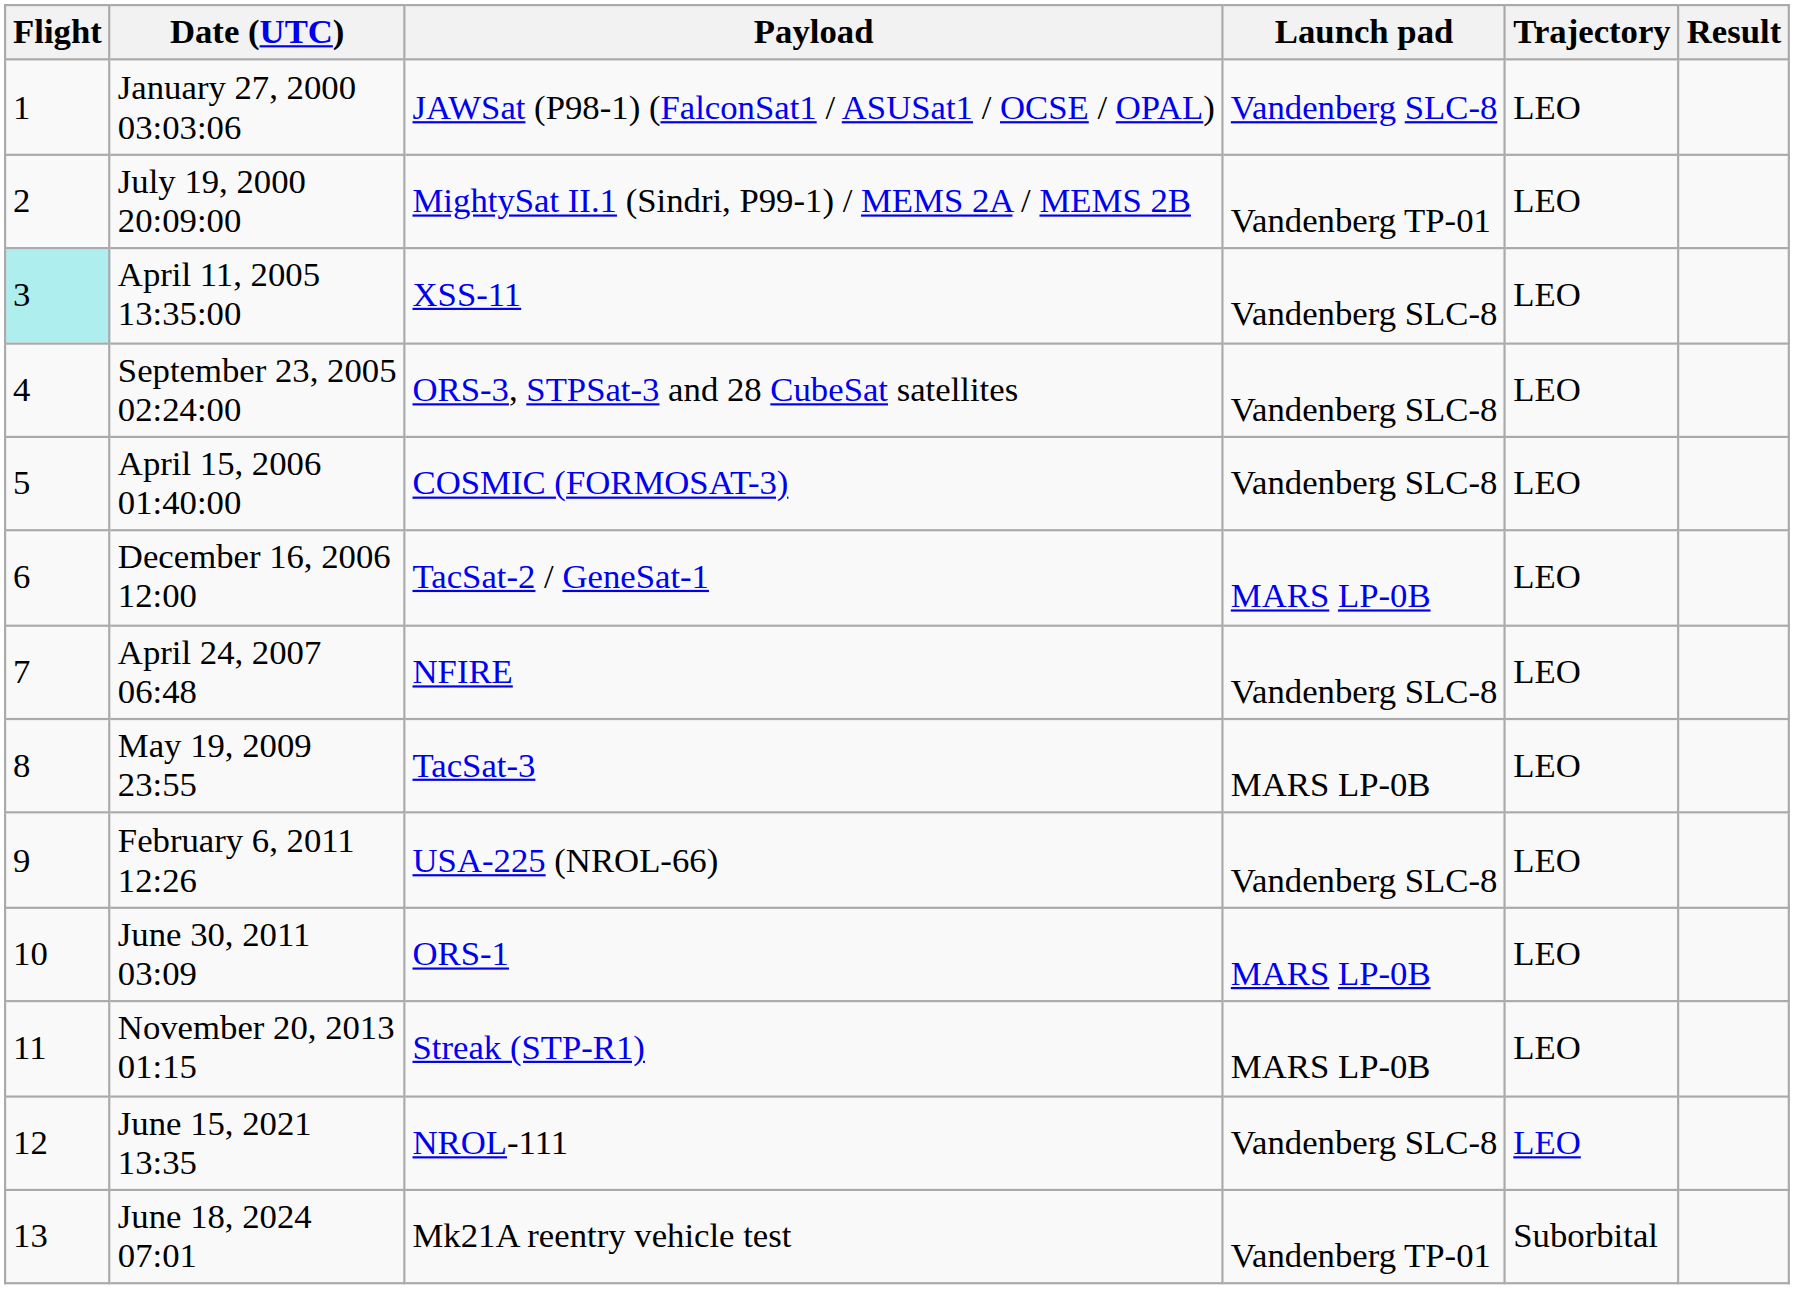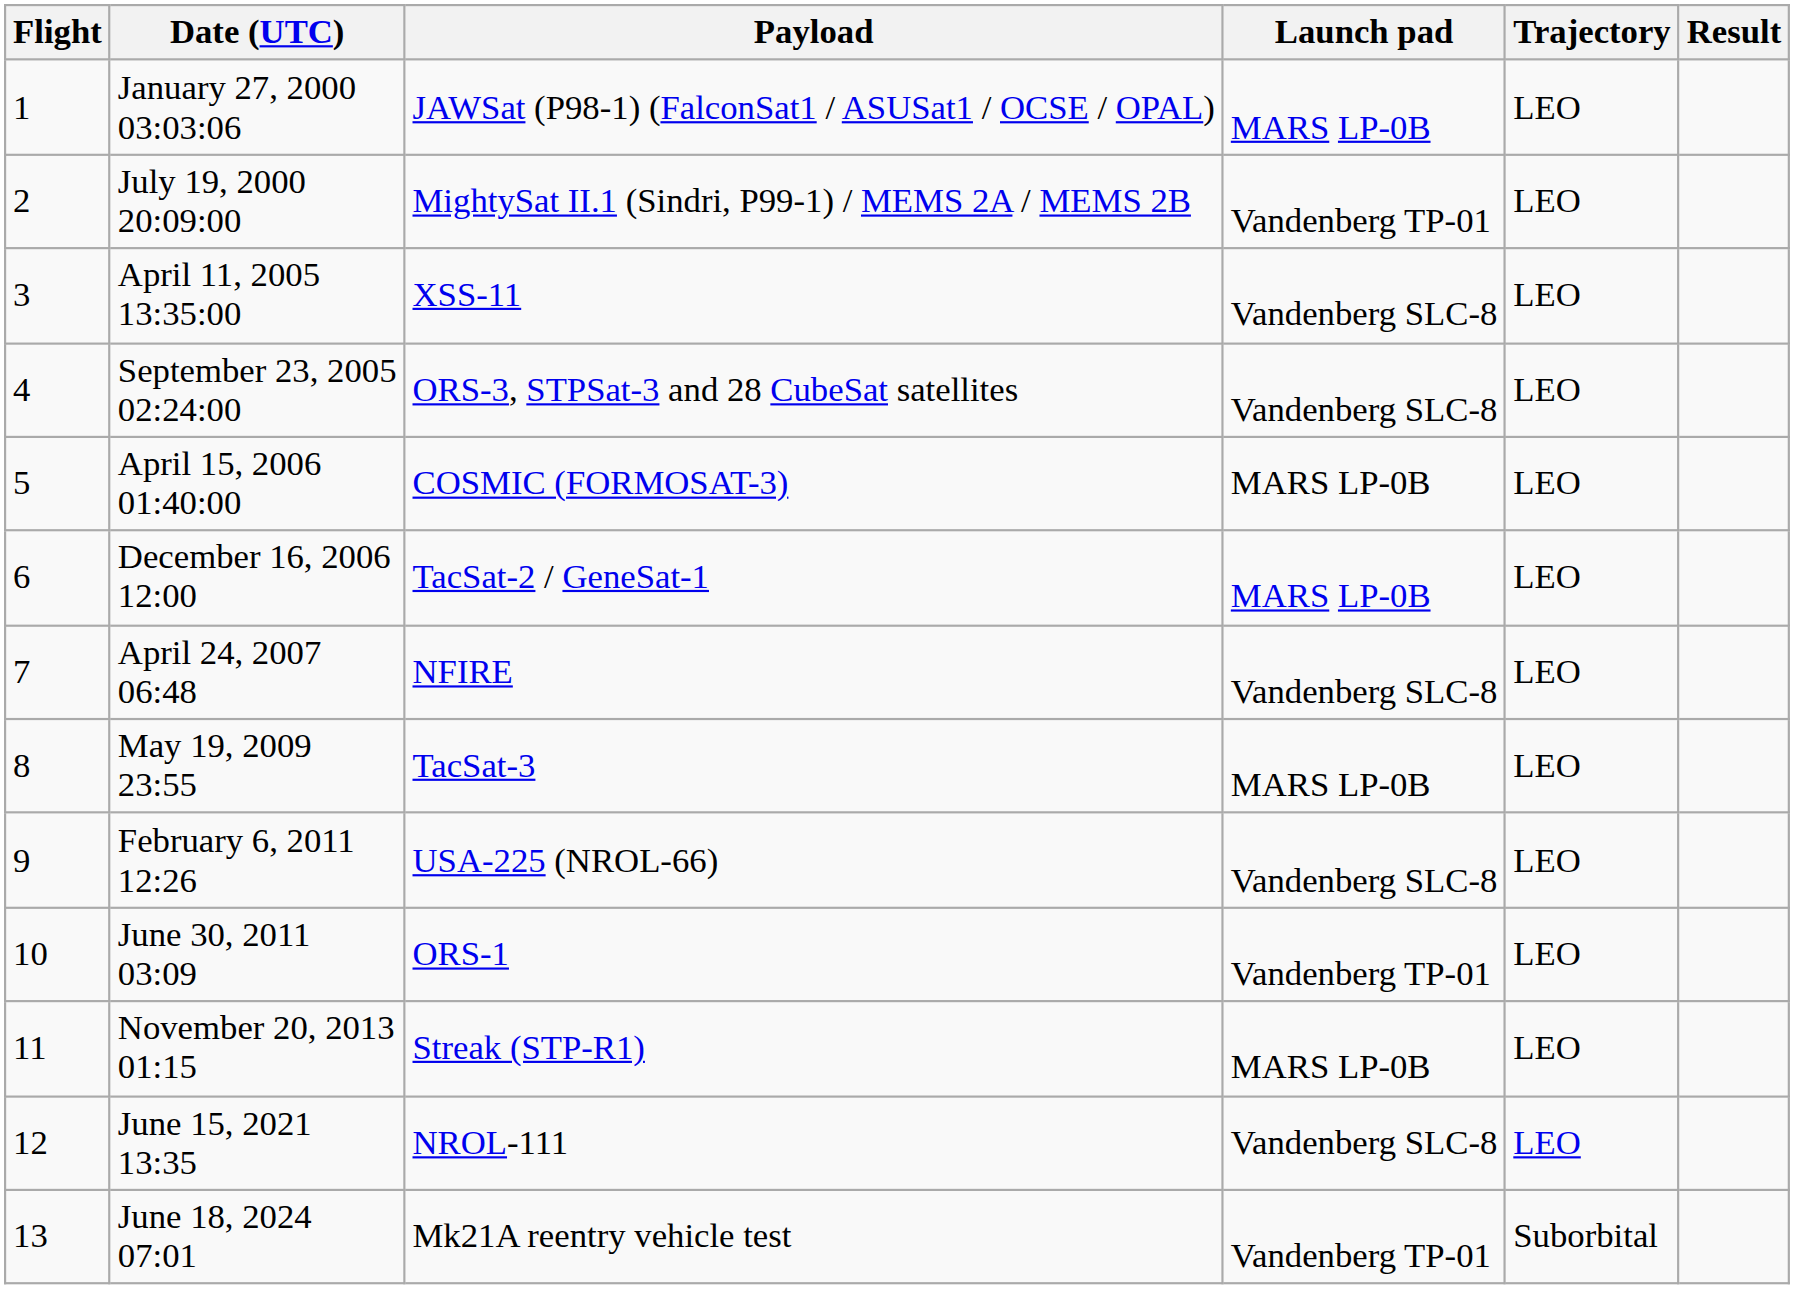(1364, 106) Vandenberg SLC-8 -> (1331, 126) MARS LP-0B
(22, 294) paleturquoise background -> (22, 294) no background
(1364, 483) Vandenberg SLC-8 -> (1331, 483) MARS LP-0B
(1331, 973) MARS LP-0B -> (1361, 973) Vandenberg TP-01
